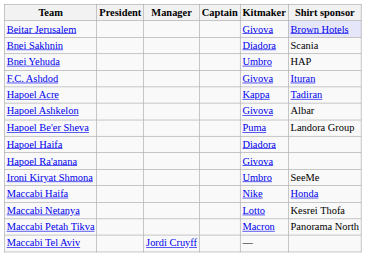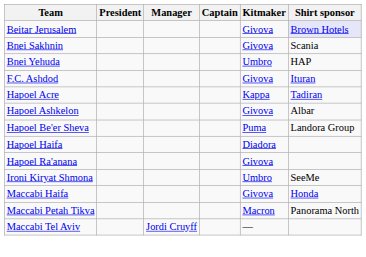(259, 45) Diadora -> (258, 45) Givova
(253, 194) Nike -> (258, 194) Givova
- row: (43, 210)
